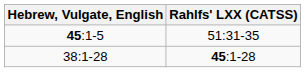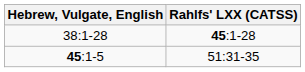rows swapped: (85, 35) <-> (85, 56)
